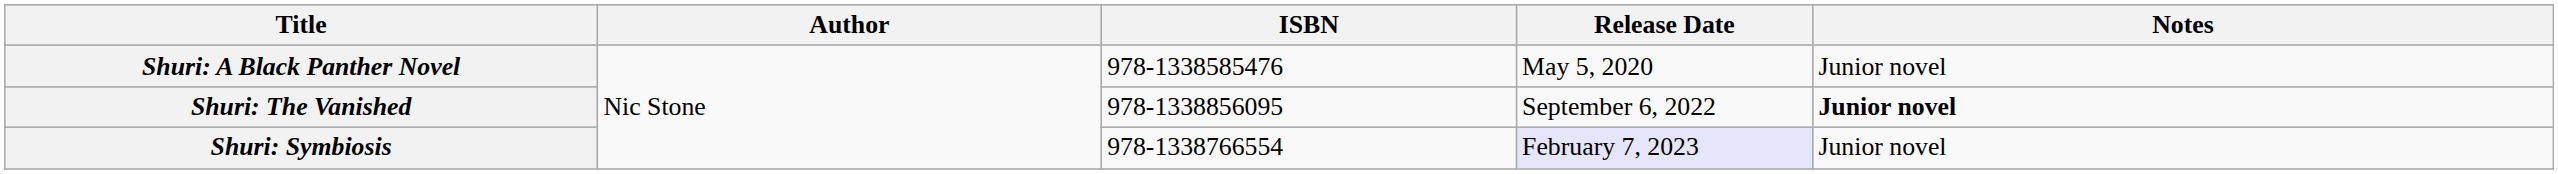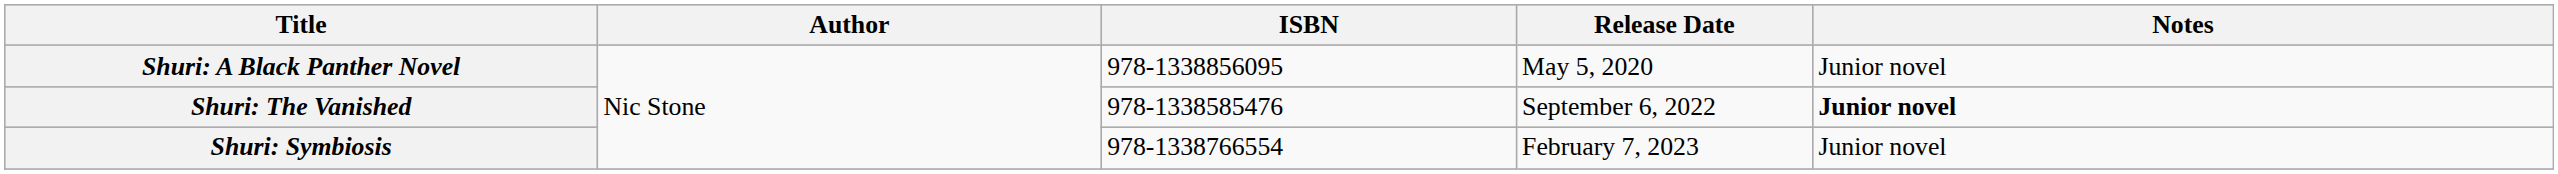(1195, 65) 978-1338585476 -> (1195, 65) 978-1338856095
(1195, 106) 978-1338856095 -> (1195, 106) 978-1338585476
(1610, 147) lavender background -> (1610, 147) no background
